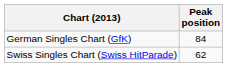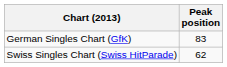(201, 39) 84 -> (201, 39) 83
